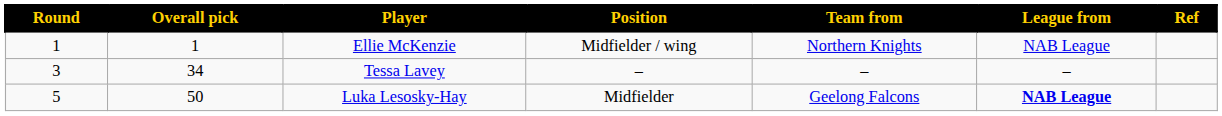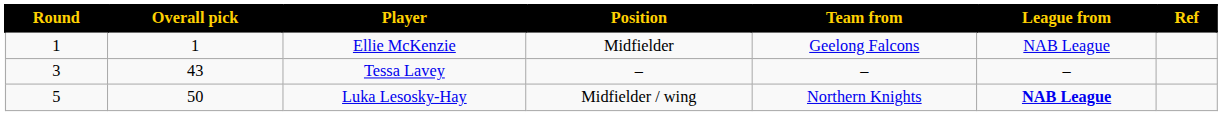(639, 45) Midfielder / wing -> (639, 45) Midfielder
(864, 45) Northern Knights -> (864, 45) Geelong Falcons
(195, 71) 34 -> (195, 71) 43
(639, 97) Midfielder -> (639, 97) Midfielder / wing
(864, 97) Geelong Falcons -> (864, 97) Northern Knights
